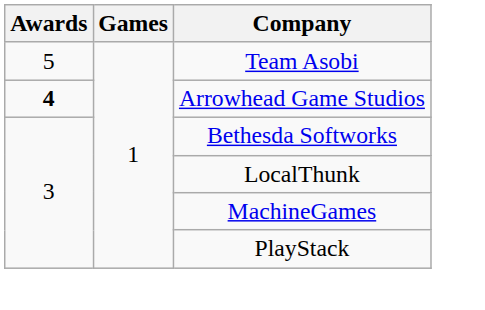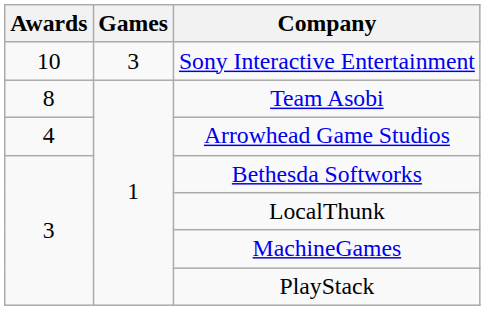+ row: (327, 60)
(49, 60) 5 -> (49, 98) 8
(49, 98) bold -> (49, 135) normal
